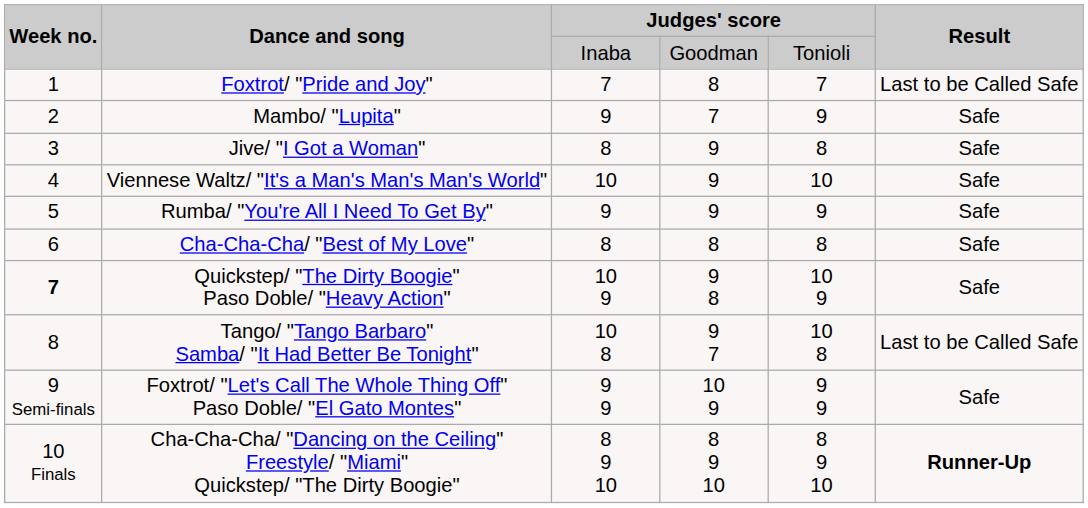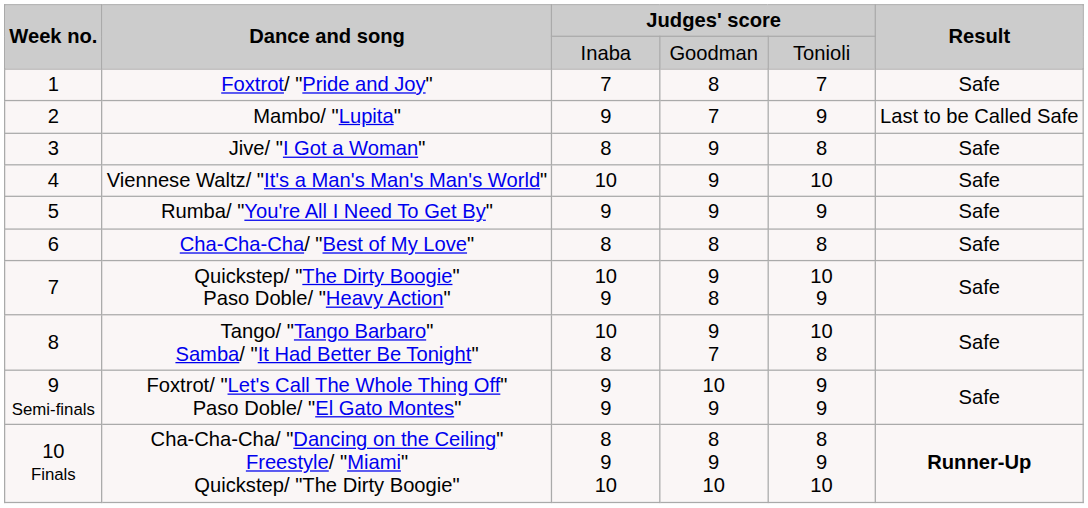(979, 84) Last to be Called Safe -> (979, 84) Safe
(979, 116) Safe -> (979, 116) Last to be Called Safe
(53, 287) bold -> (53, 287) normal
(979, 342) Last to be Called Safe -> (979, 342) Safe
